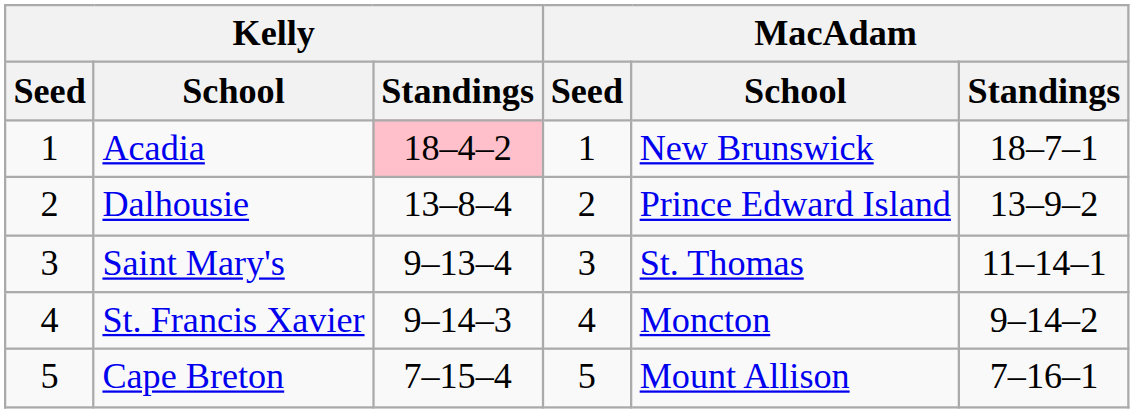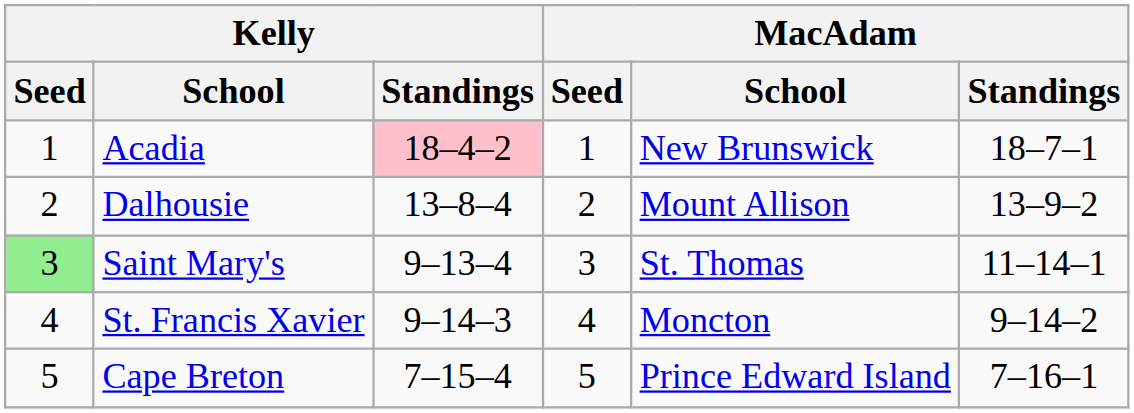(795, 205) Prince Edward Island -> (745, 205) Mount Allison
(50, 262) no background -> (50, 262) lightgreen background
(745, 377) Mount Allison -> (795, 377) Prince Edward Island
